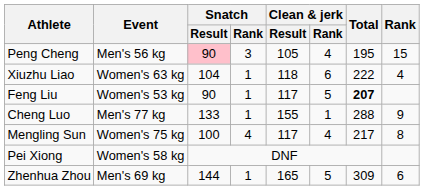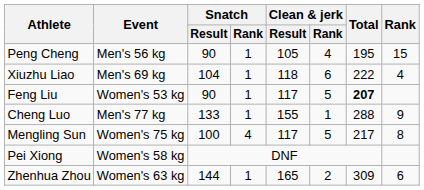(209, 54) pink background -> (209, 54) no background
(248, 54) 3 -> (248, 54) 1
(141, 75) Women's 63 kg -> (131, 75) Men's 69 kg
(328, 135) 4 -> (328, 135) 5
(131, 176) Men's 69 kg -> (141, 176) Women's 63 kg
(328, 176) 5 -> (328, 176) 2
